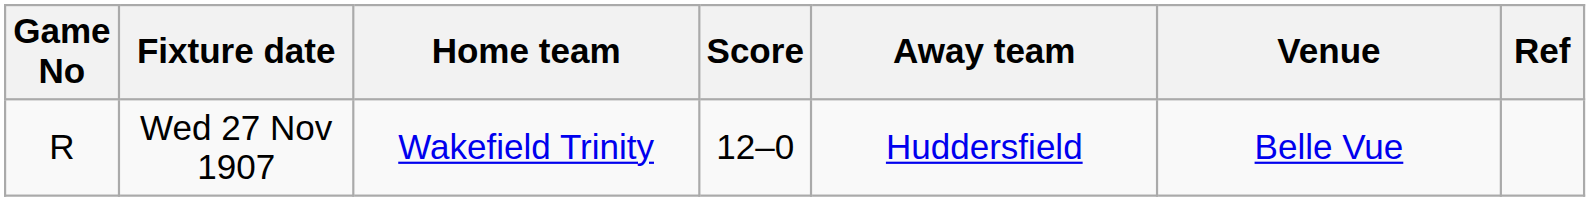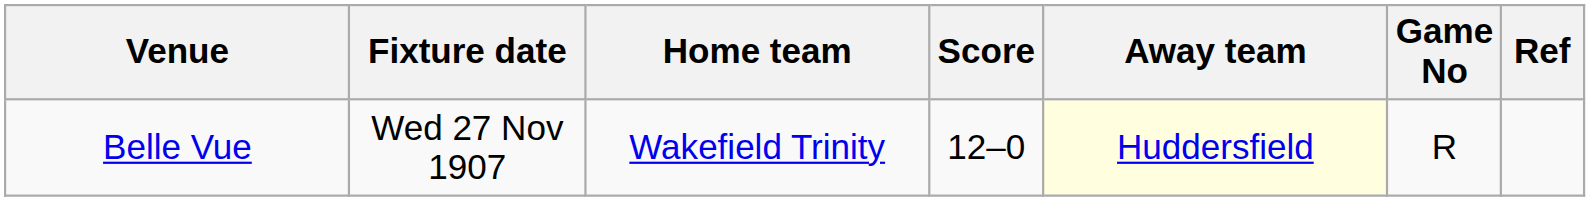columns swapped: (62, 51) <-> (1329, 51)
(984, 146) no background -> (1215, 146) lightyellow background
